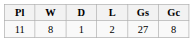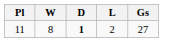- column: (174, 12)
(81, 29) normal -> (81, 29) bold
